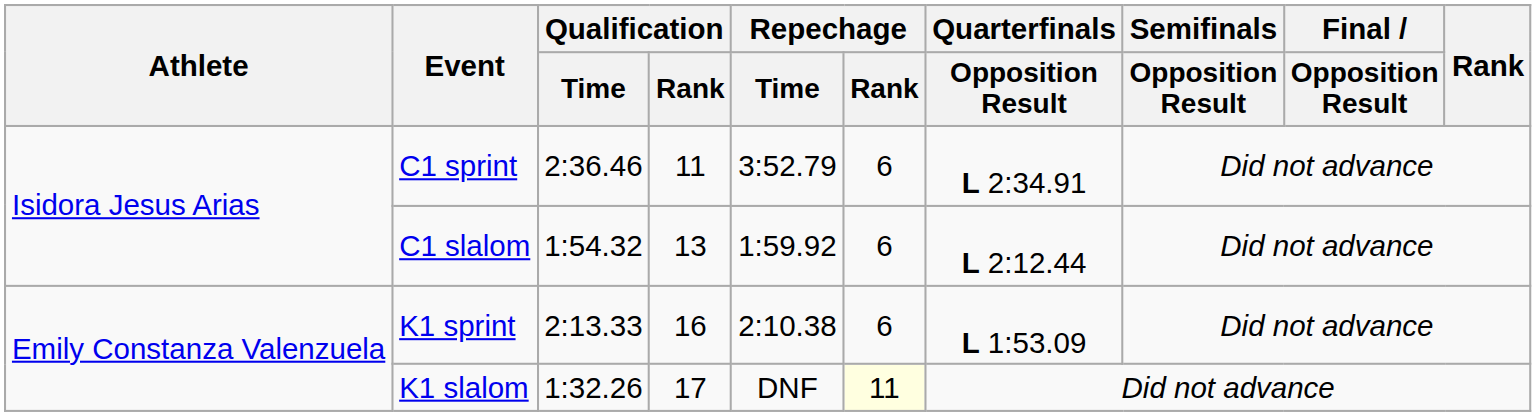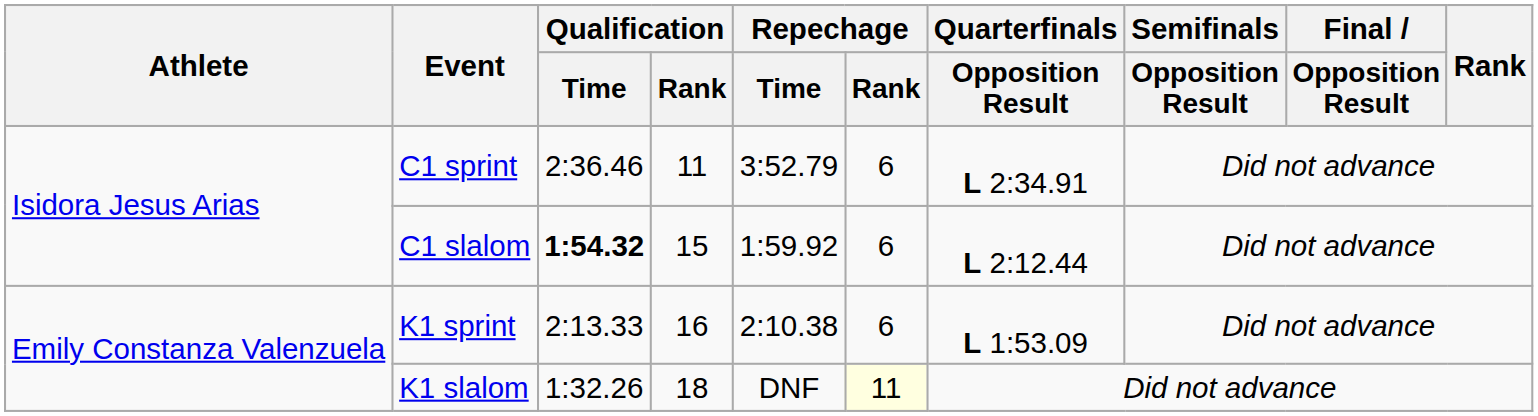(593, 246) normal -> (594, 246) bold
(690, 246) 13 -> (692, 246) 15
(690, 388) 17 -> (692, 388) 18
